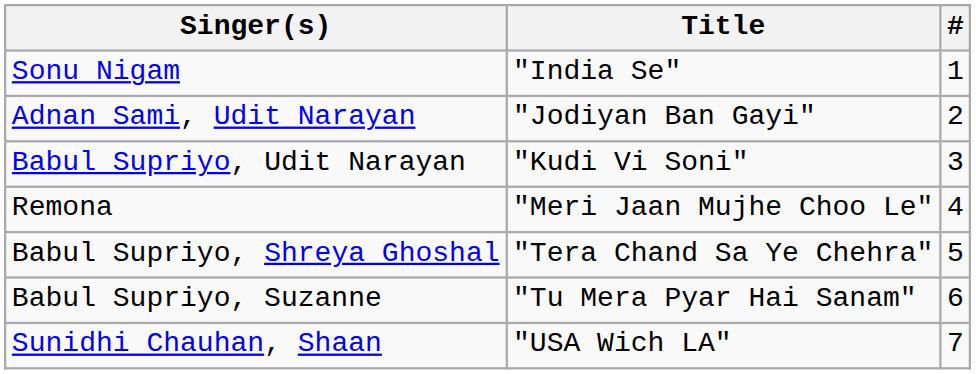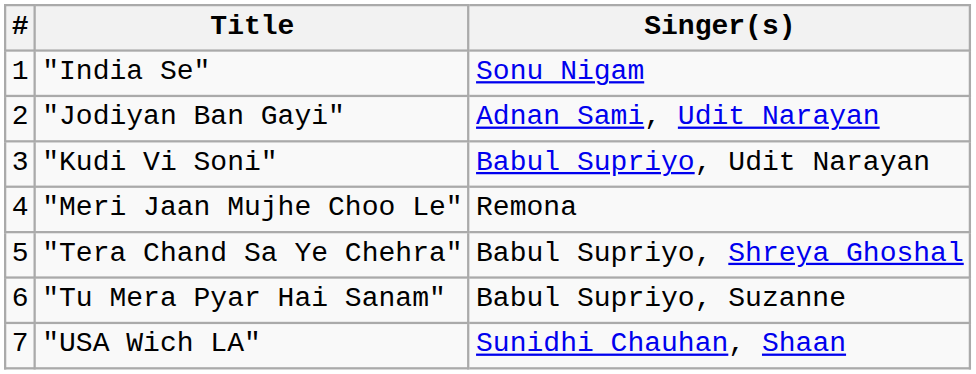columns swapped: (955, 28) <-> (256, 28)
